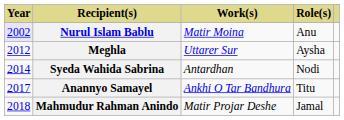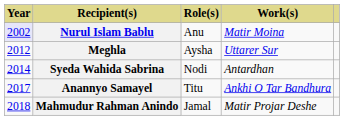columns swapped: (314, 13) <-> (237, 13)
